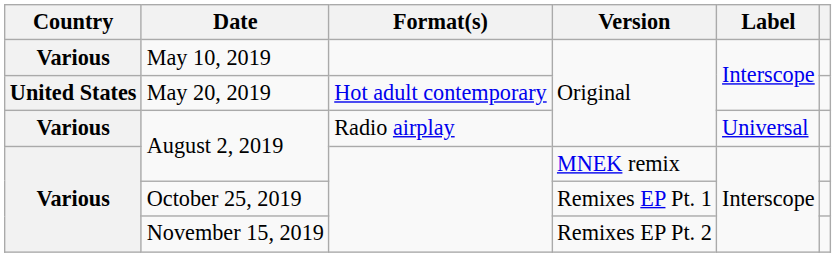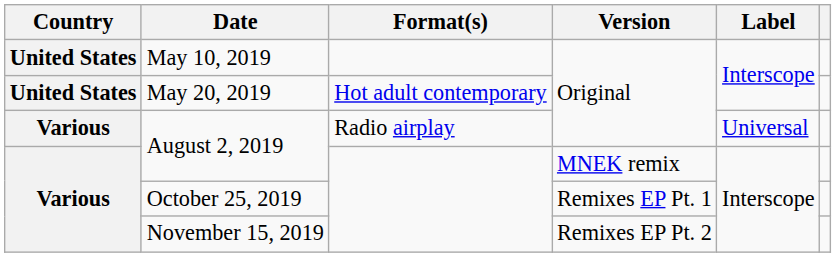(73, 57) Various -> (73, 57) United States
